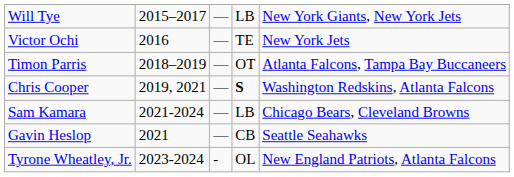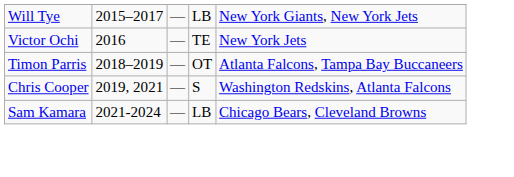(239, 87) bold -> (196, 87) normal
- row: (50, 135)
- row: (70, 159)
